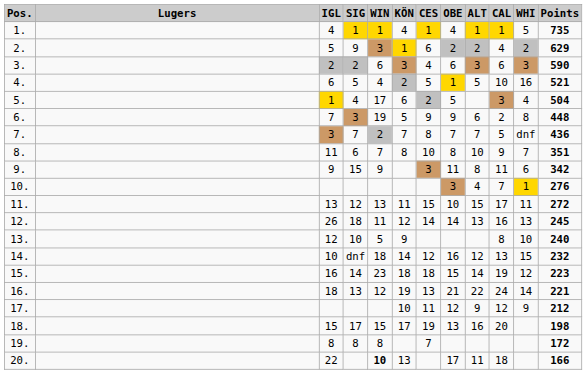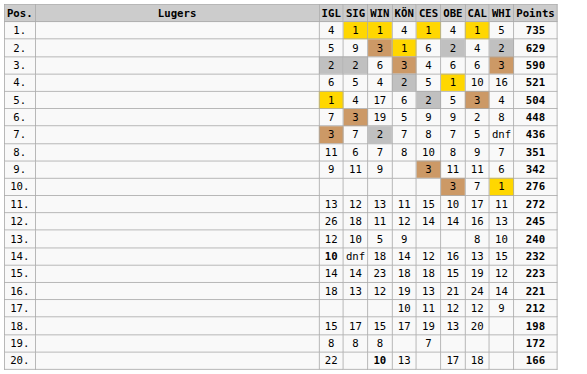- column: (477, 13)
(356, 169) 15 -> (356, 169) 11
(331, 256) normal -> (331, 256) bold
(331, 274) 16 -> (331, 274) 14
